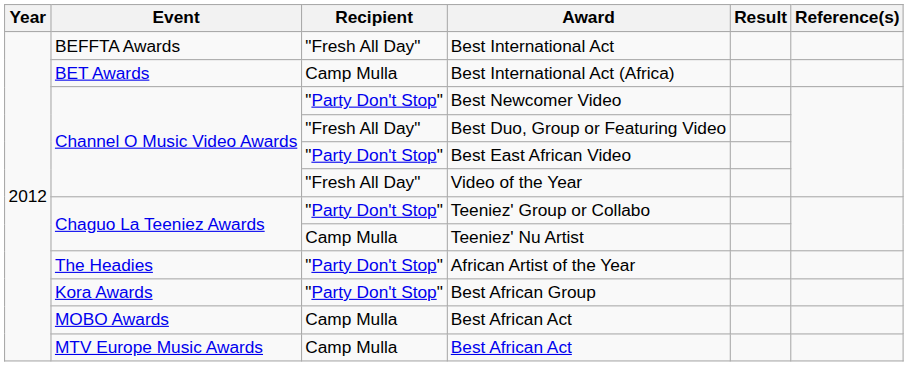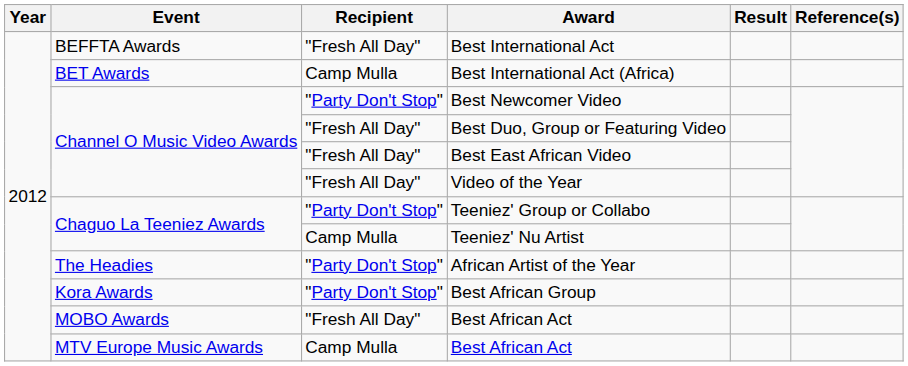(374, 155) "Party Don't Stop" -> (363, 155) "Fresh All Day"
(351, 319) Camp Mulla -> (363, 319) "Fresh All Day"
